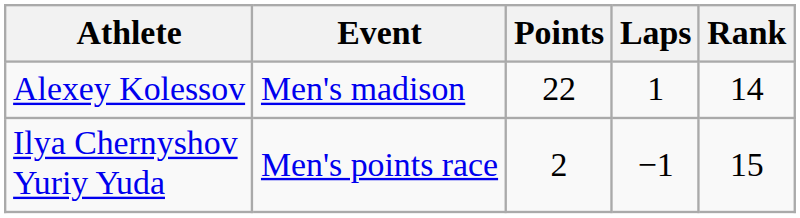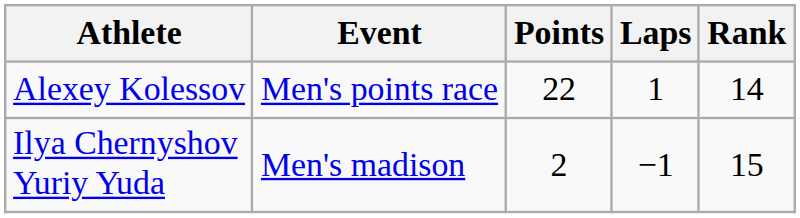(363, 88) Men's madison -> (380, 88) Men's points race
(380, 164) Men's points race -> (363, 164) Men's madison
